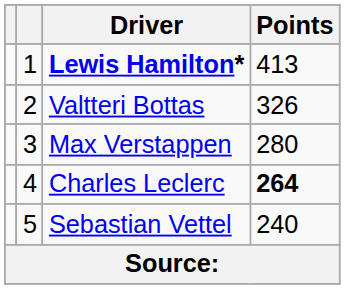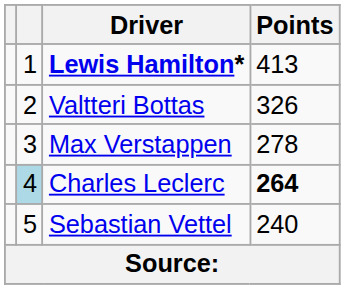(277, 144) 280 -> (277, 144) 278
(30, 184) no background -> (30, 184) lightblue background
